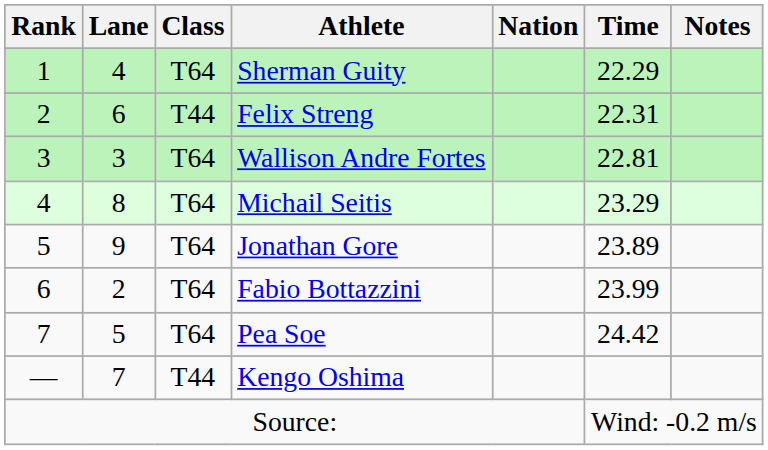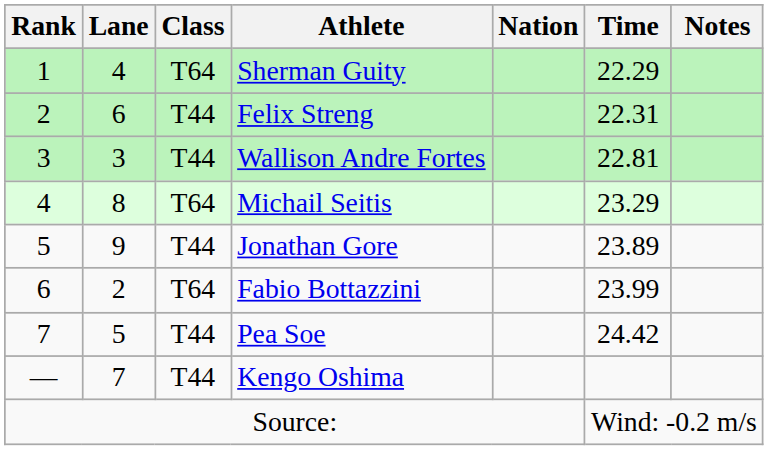(193, 158) T64 -> (193, 158) T44
(193, 245) T64 -> (193, 245) T44
(193, 333) T64 -> (193, 333) T44
